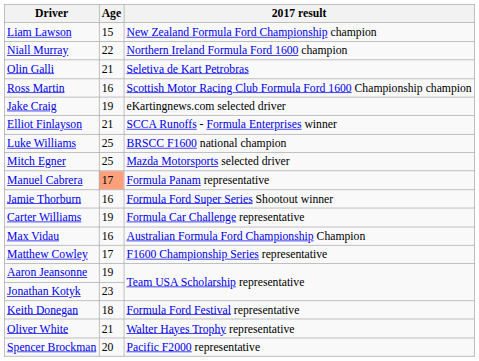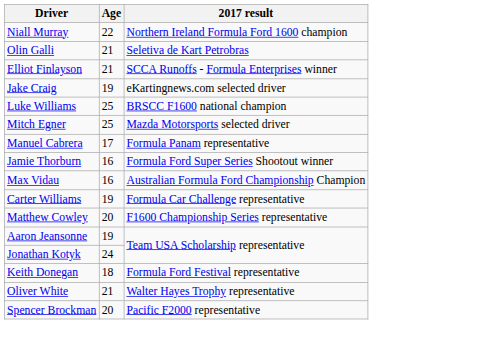- row: (39, 32)
- row: (36, 87)
rows swapped: (32, 106) <-> (45, 124)
(107, 180) lightsalmon background -> (107, 143) no background
rows swapped: (33, 236) <-> (44, 217)
(107, 254) 17 -> (107, 217) 20
(107, 291) 23 -> (107, 254) 24
